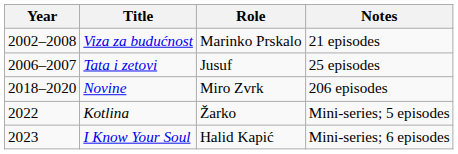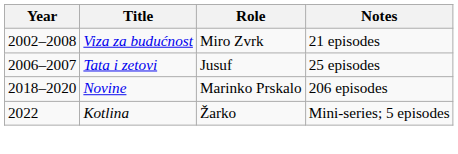(251, 40) Marinko Prskalo -> (232, 40) Miro Zvrk
(232, 88) Miro Zvrk -> (251, 88) Marinko Prskalo
- row: (137, 137)
